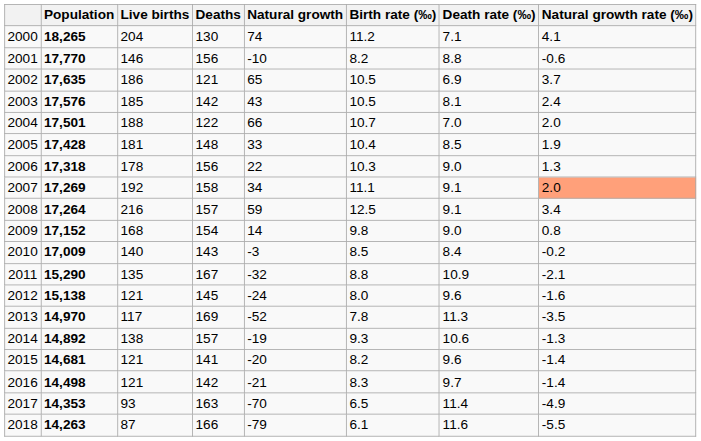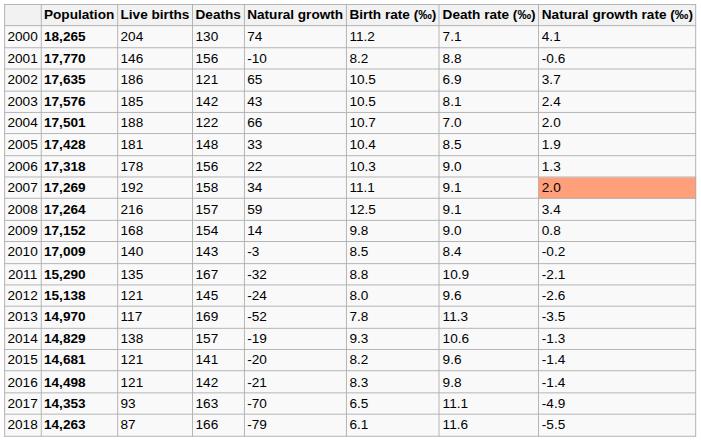(554, 295) -1.6 -> (554, 295) -2.6
(65, 338) 14,892 -> (65, 338) 14,829
(452, 381) 9.7 -> (452, 381) 9.8
(455, 403) 11.4 -> (455, 403) 11.1
